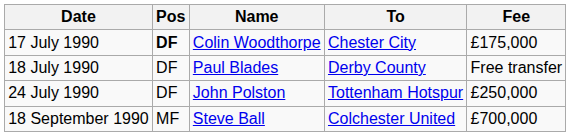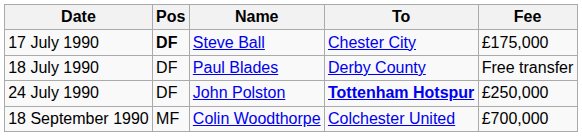(257, 42) Colin Woodthorpe -> (229, 42) Steve Ball
(396, 93) normal -> (401, 93) bold
(229, 118) Steve Ball -> (257, 118) Colin Woodthorpe
